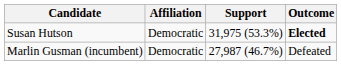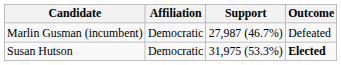rows swapped: (40, 32) <-> (75, 51)
